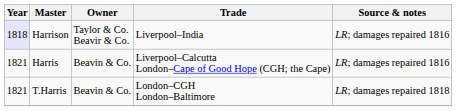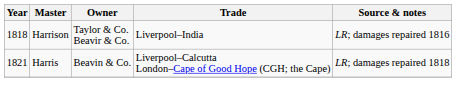(17, 35) lavender background -> (17, 35) no background
(392, 63) LR; damages repaired 1816 -> (392, 63) LR; damages repaired 1818
- row: (49, 91)
